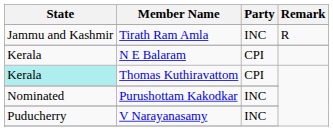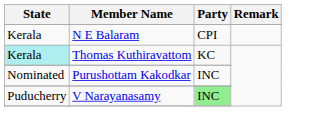- row: (164, 34)
(254, 75) CPI -> (206, 55) KC
(255, 116) no background -> (208, 95) lightgreen background
